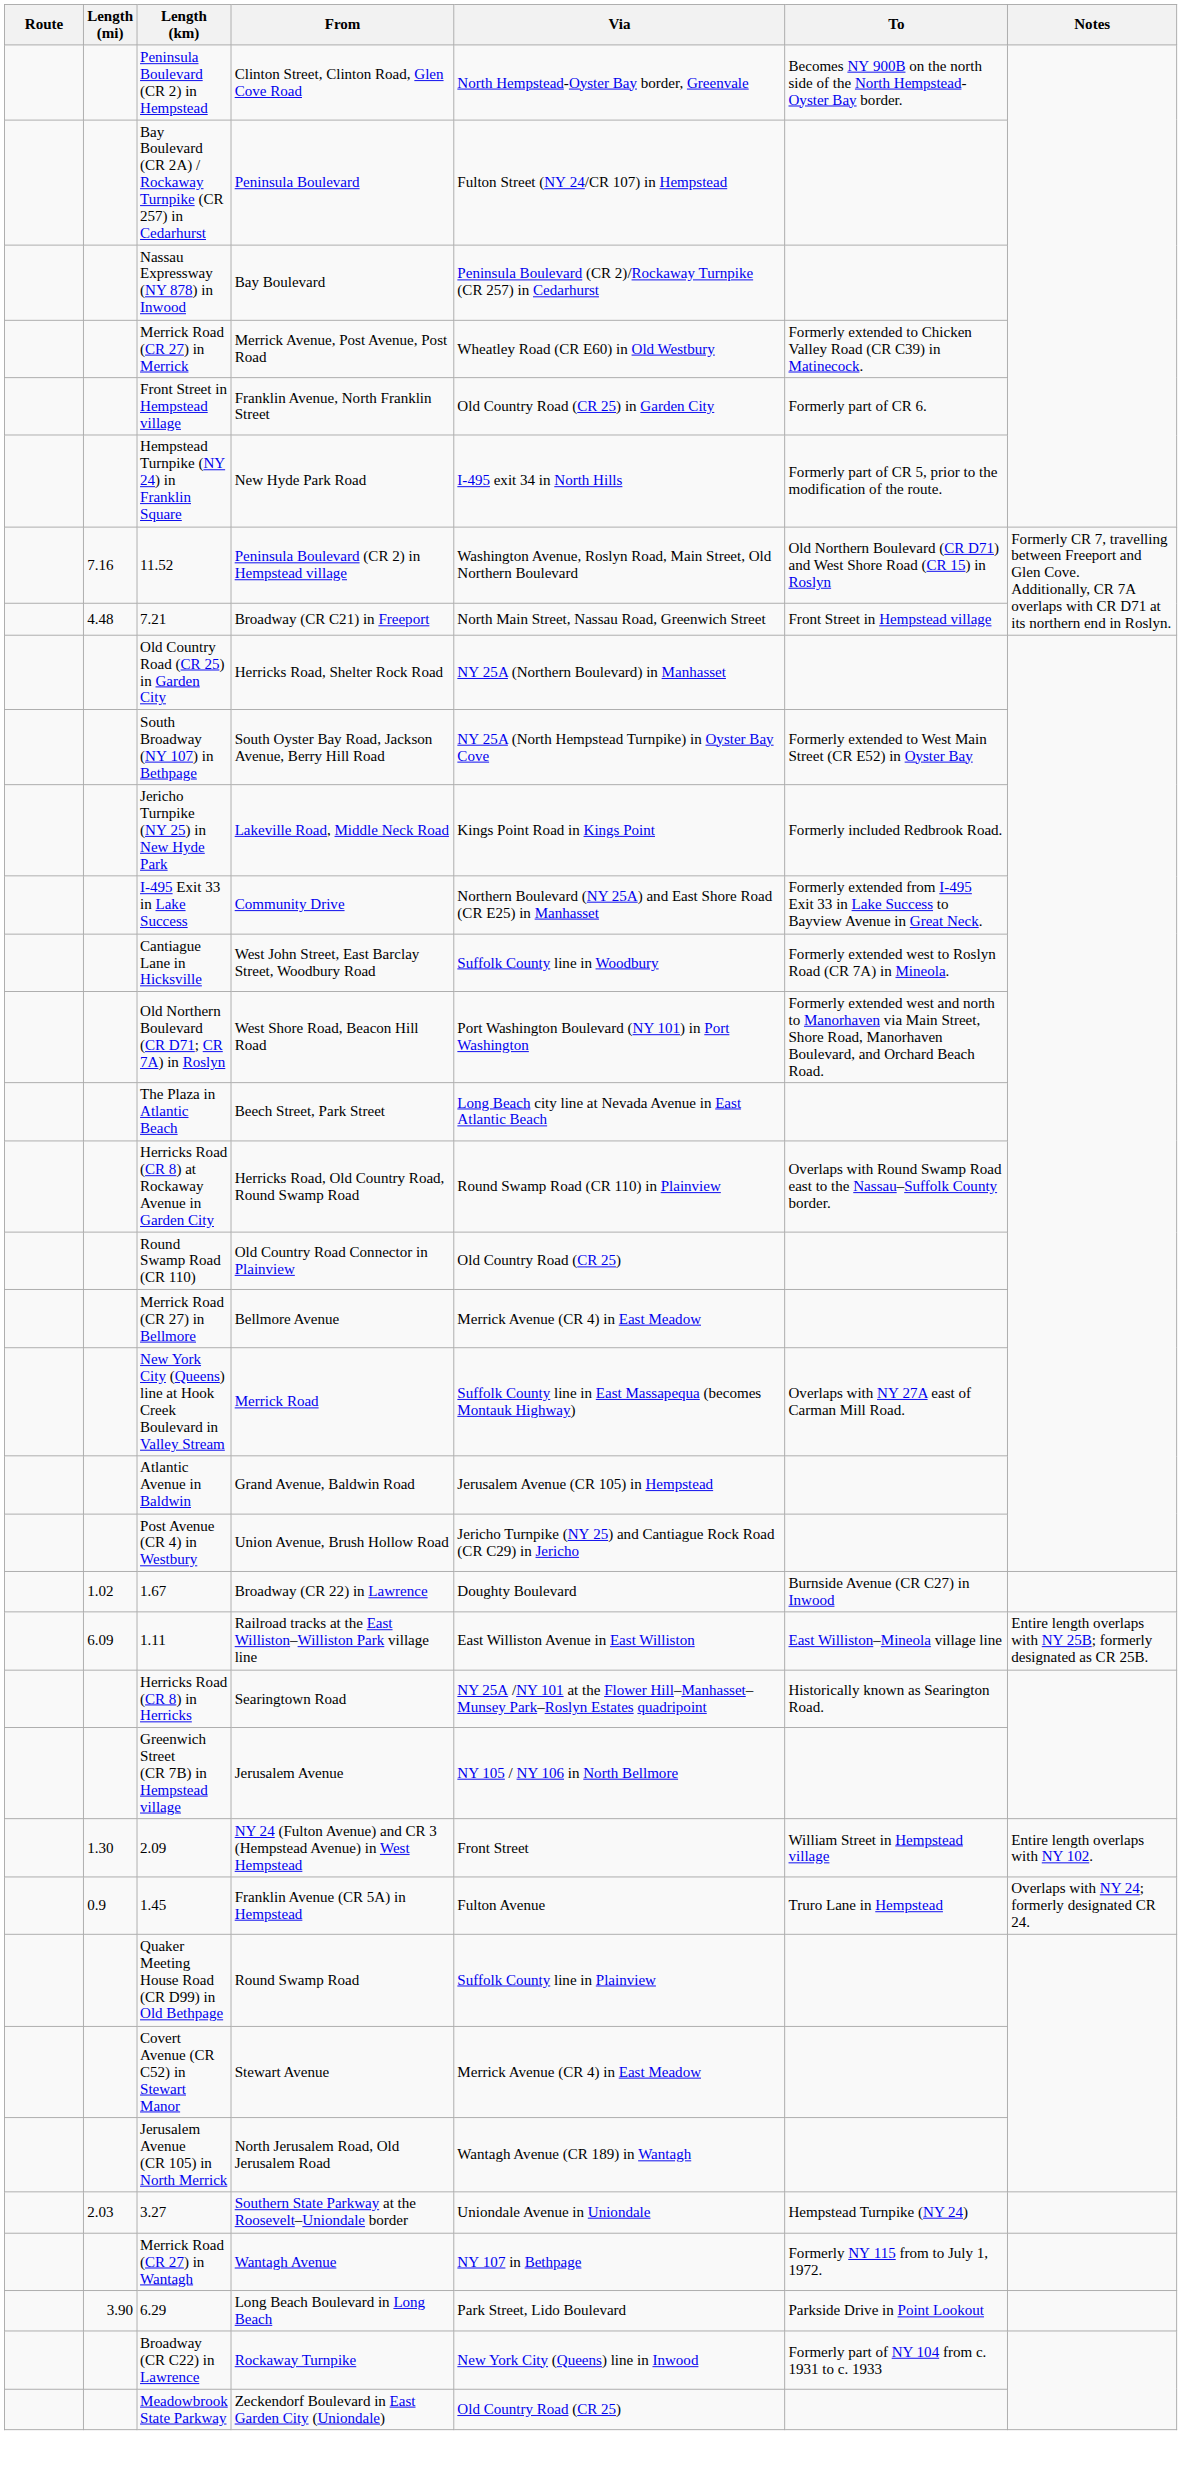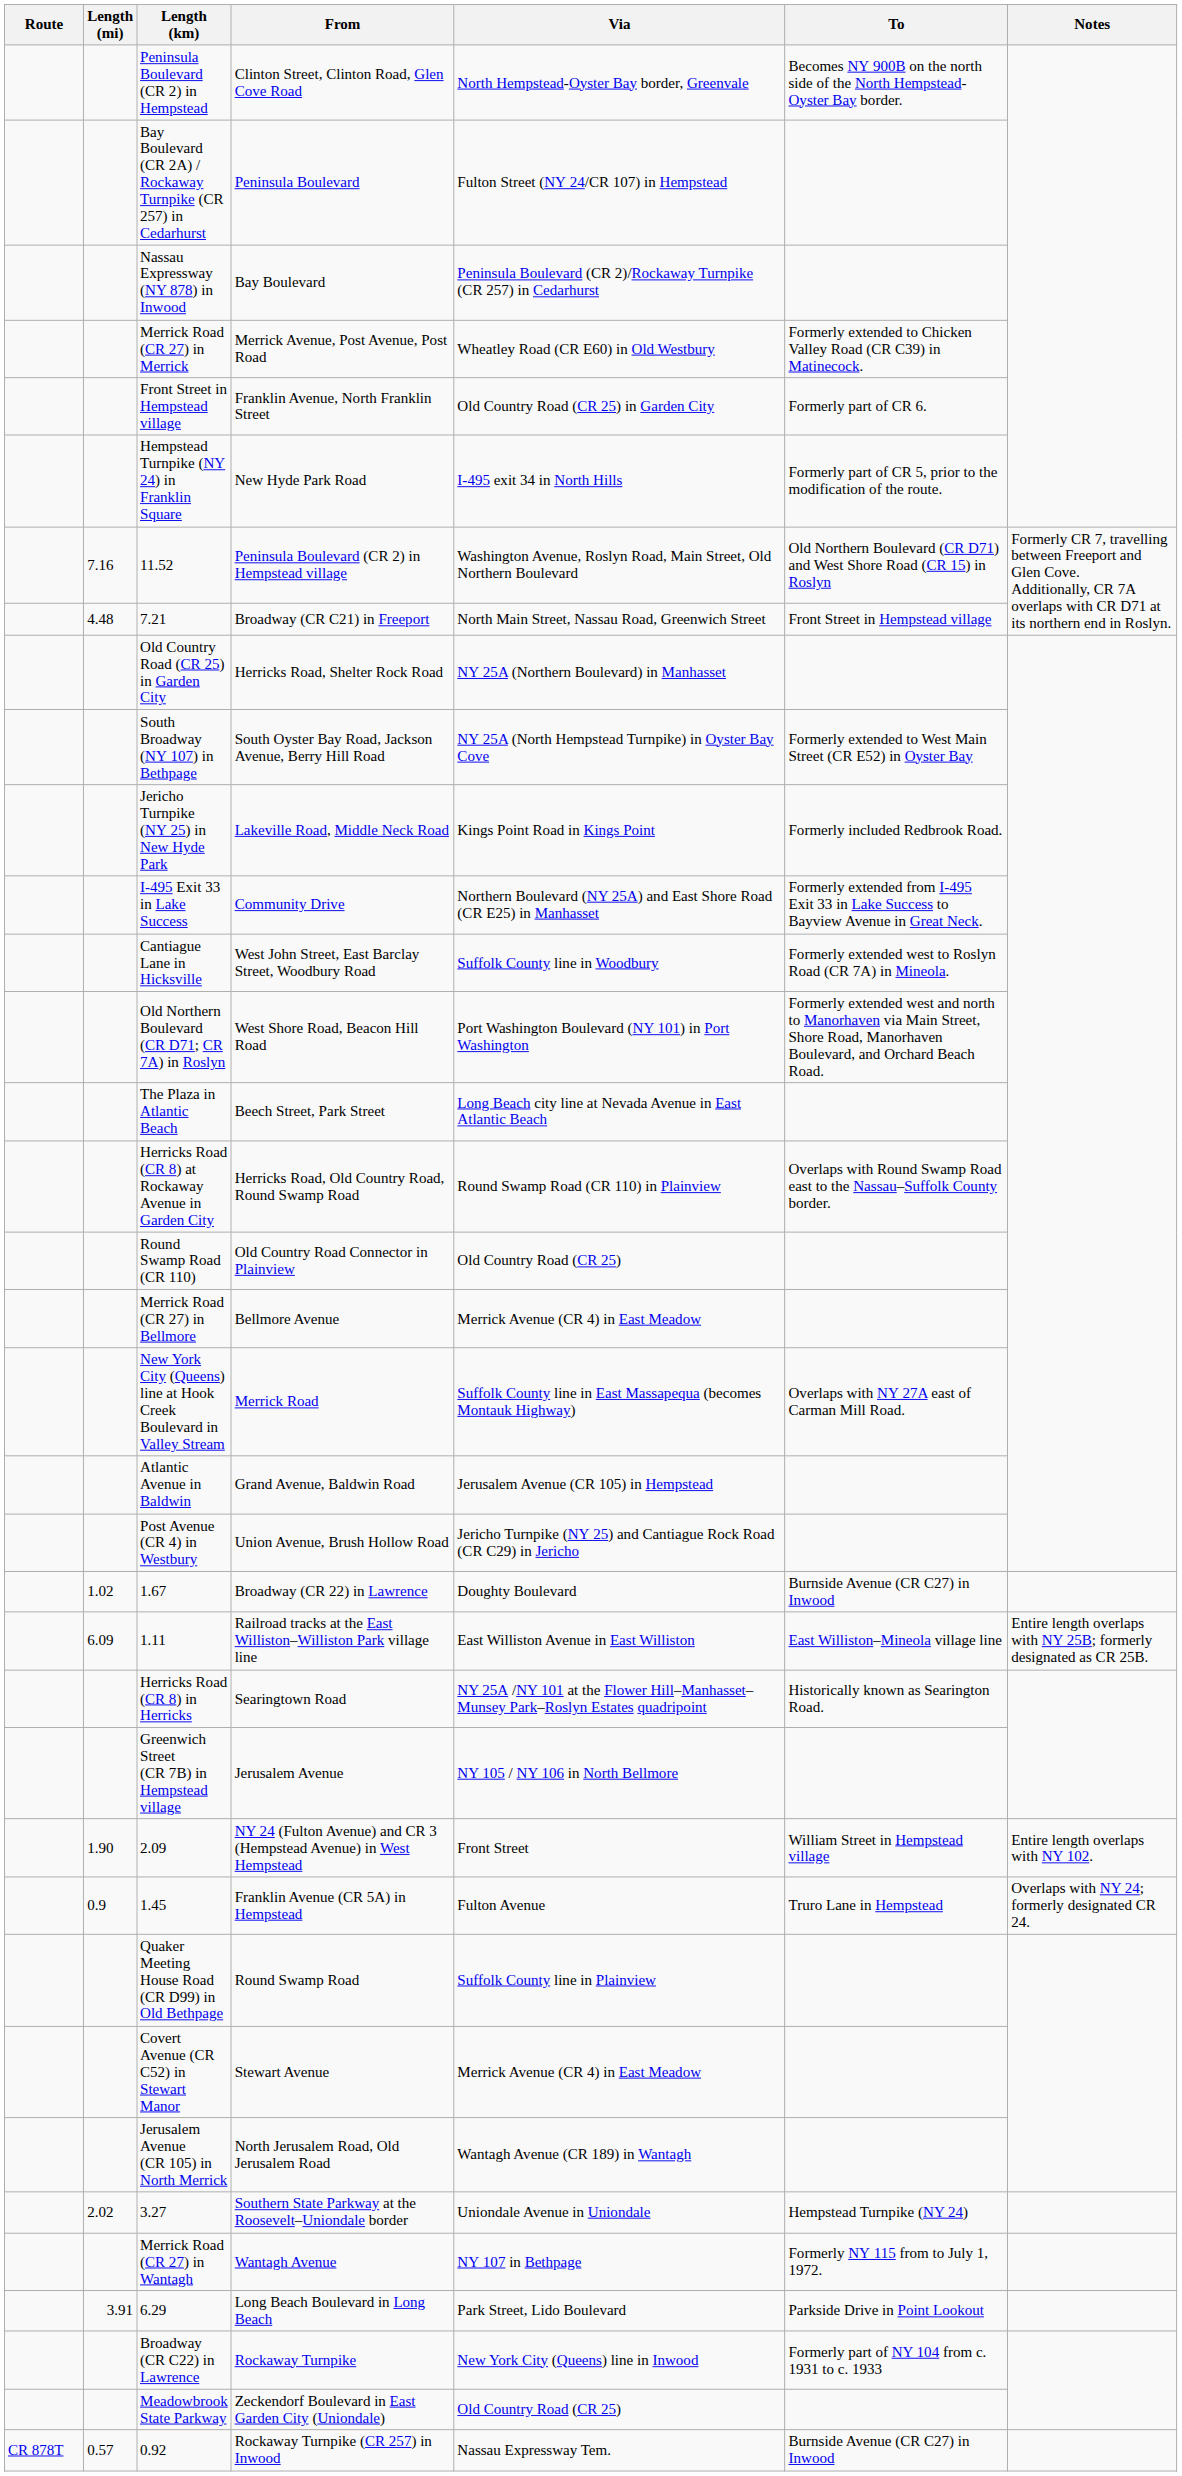(100, 1847) 1.30 -> (100, 1847) 1.90
(100, 2212) 2.03 -> (100, 2212) 2.02
(120, 2310) 3.90 -> (120, 2310) 3.91
+ row: (153, 2450)
